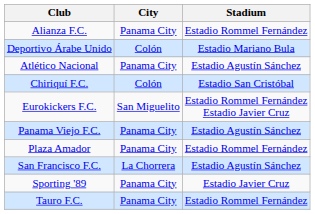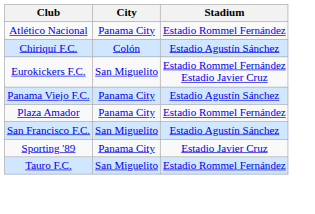- row: (59, 30)
- row: (59, 48)
(246, 65) Estadio Agustín Sánchez -> (224, 30) Estadio Rommel Fernández
(246, 83) Estadio San Cristóbal -> (224, 48) Estadio Agustín Sánchez
(148, 165) La Chorrera -> (127, 130) San Miguelito
(148, 200) Panama City -> (127, 165) San Miguelito
